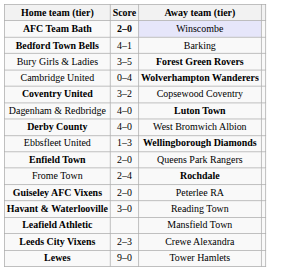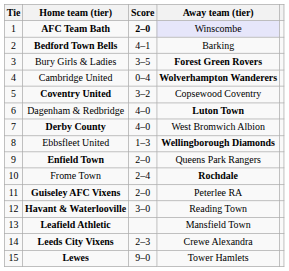+ column: (14, 12)
